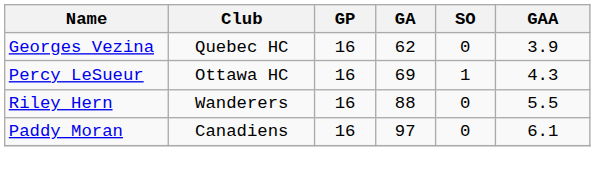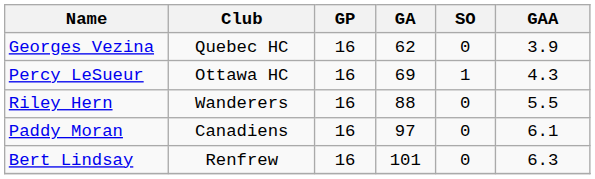+ row: (71, 160)
